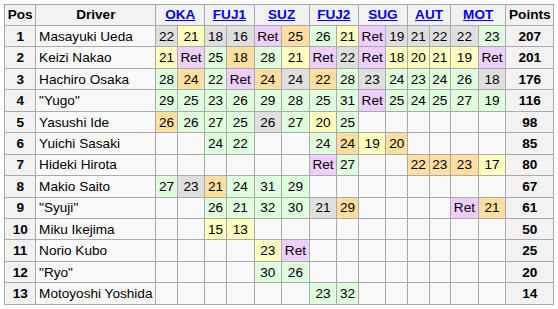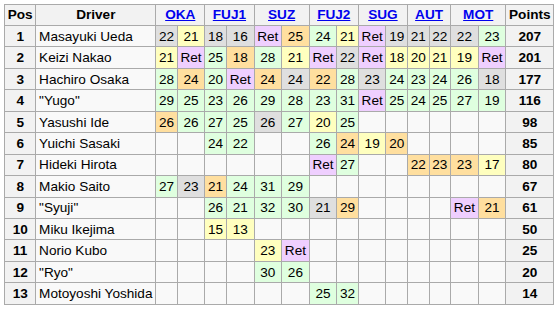(323, 36) 26 -> (323, 36) 24
(216, 79) 22 -> (216, 79) 20
(530, 79) 176 -> (530, 79) 177
(323, 101) 25 -> (323, 101) 23
(323, 143) 24 -> (323, 143) 26
(323, 294) 23 -> (323, 294) 25
